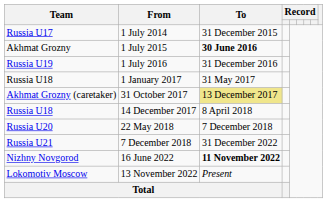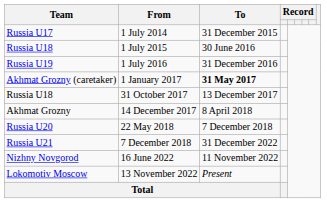(39, 48) Akhmat Grozny -> (30, 48) Russia U18
(230, 48) bold -> (228, 48) normal
(30, 79) Russia U18 -> (61, 79) Akhmat Grozny (caretaker)
(228, 79) normal -> (229, 79) bold
(61, 95) Akhmat Grozny (caretaker) -> (30, 95) Russia U18
(240, 95) khaki background -> (240, 95) no background
(30, 111) Russia U18 -> (39, 111) Akhmat Grozny
(241, 158) bold -> (240, 158) normal
